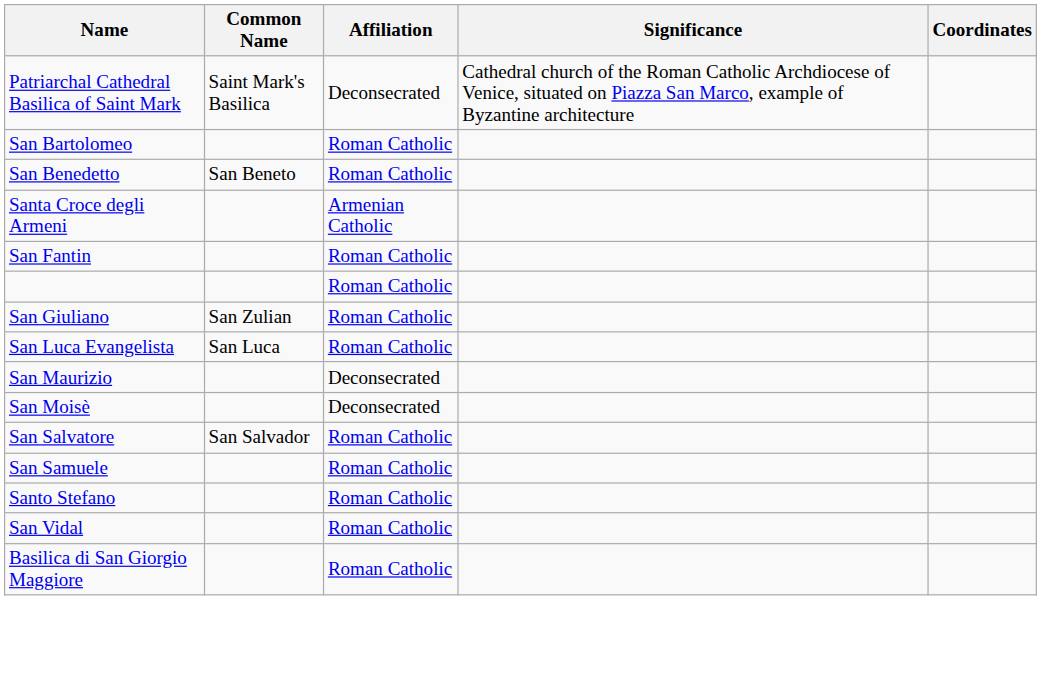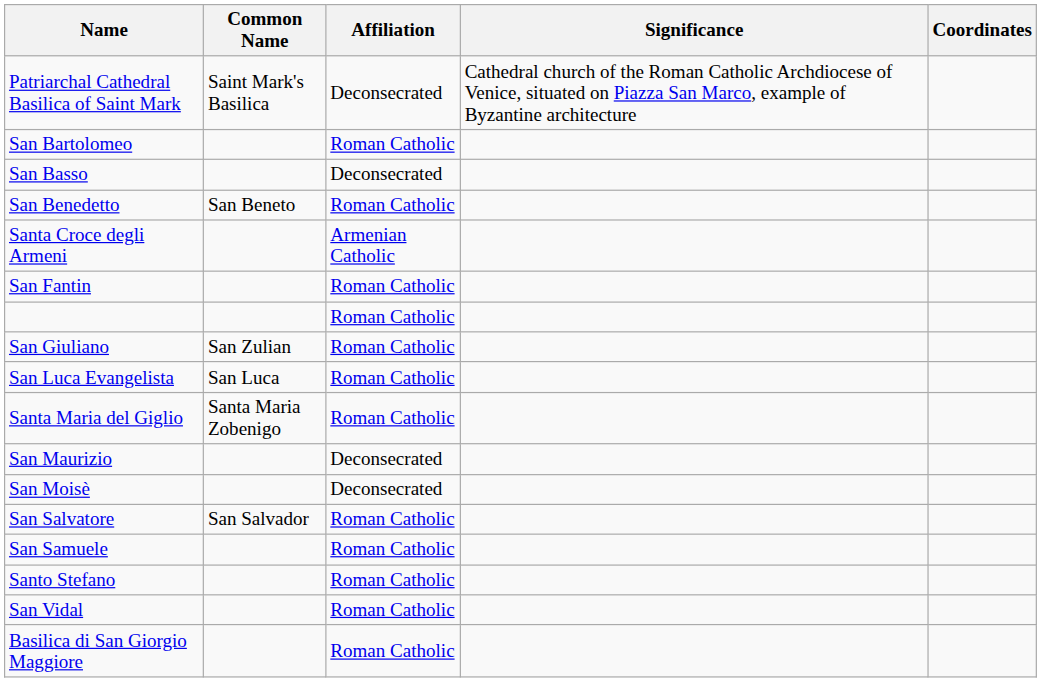+ row: (48, 174)
+ row: (96, 417)
